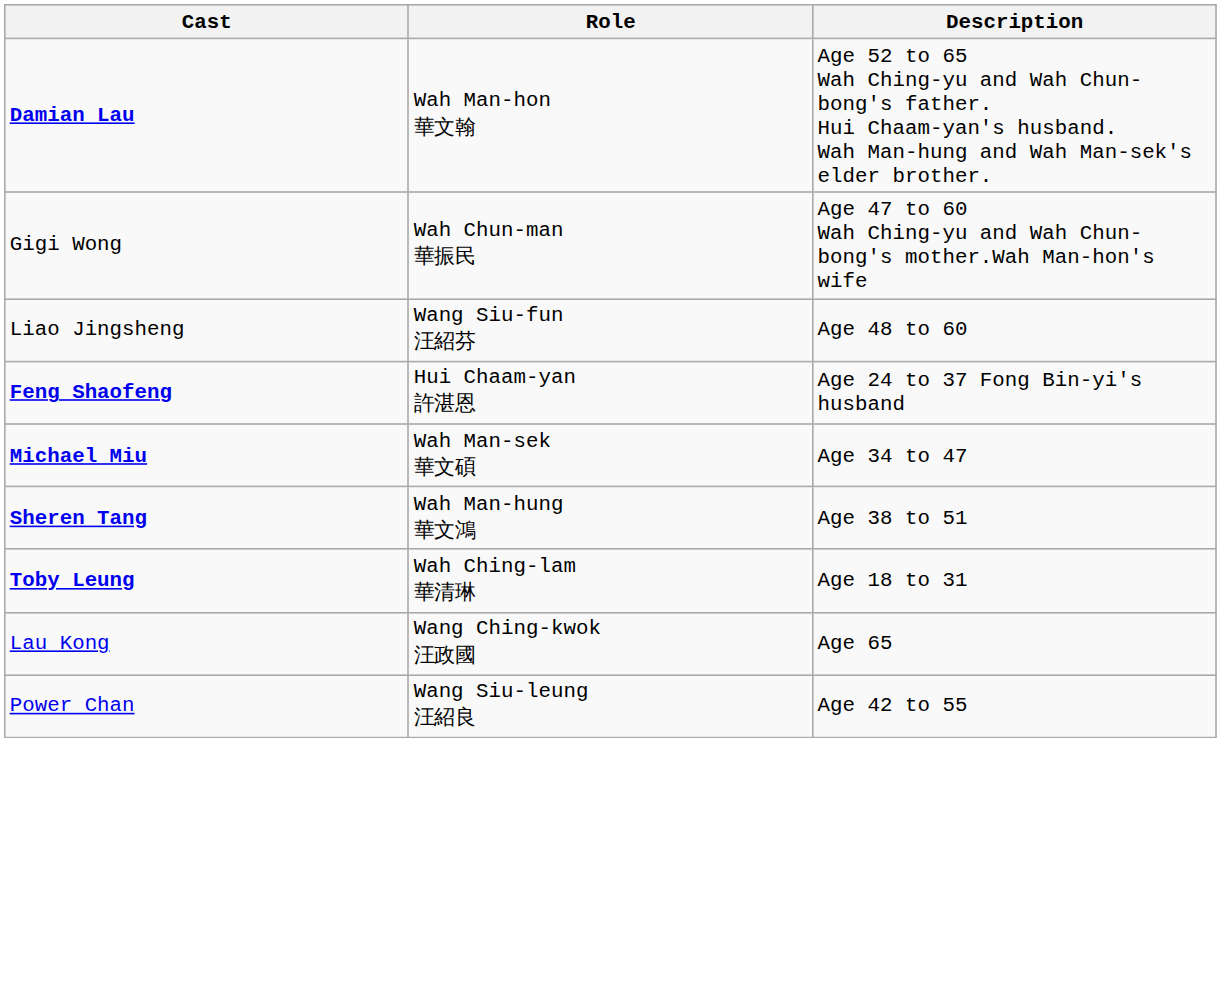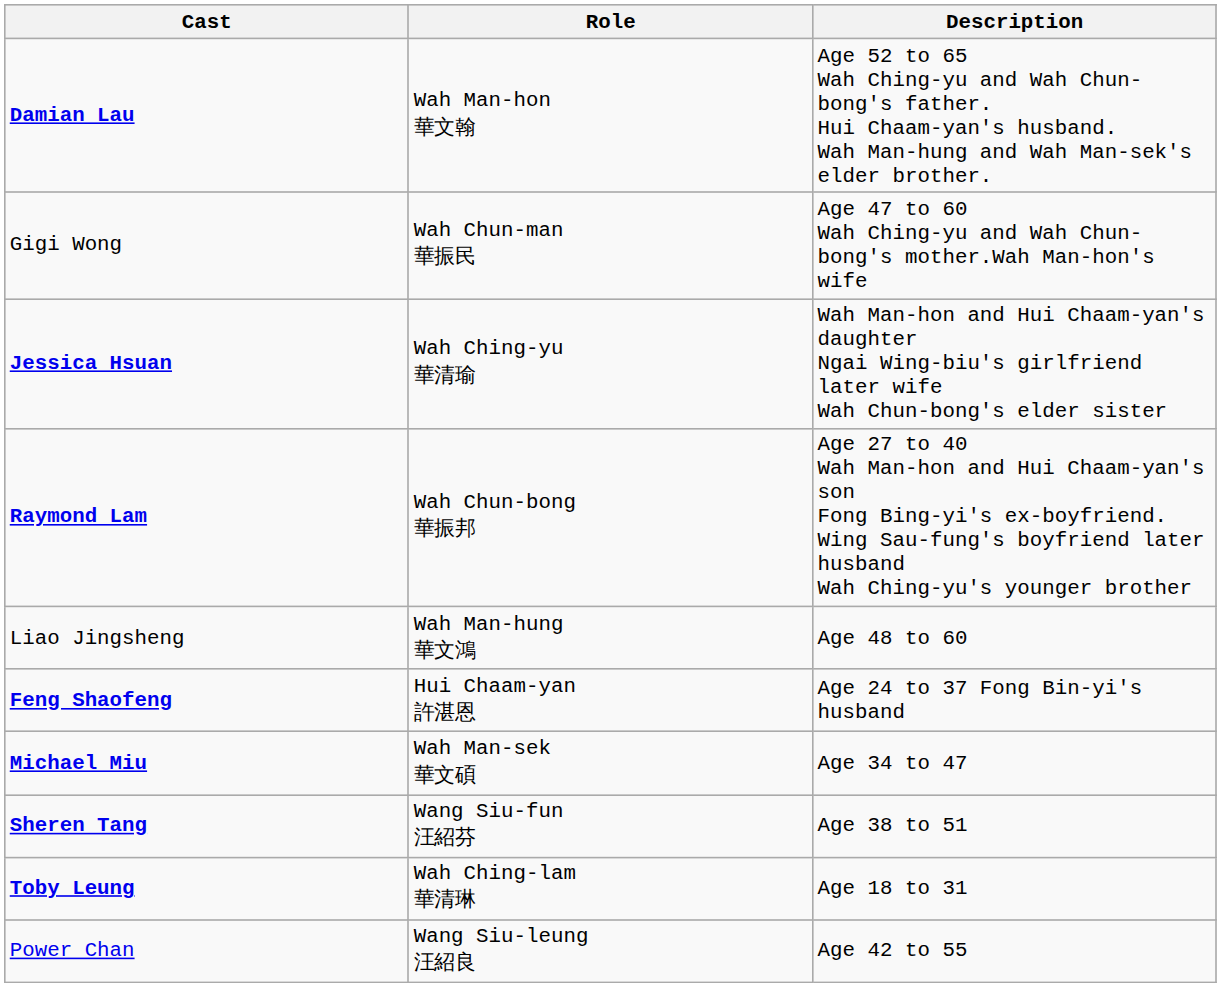+ row: (91, 363)
+ row: (78, 517)
(489, 329) Wang Siu-fun 汪紹芬 -> (489, 637) Wah Man-hung 華文鴻
(489, 517) Wah Man-hung 華文鴻 -> (489, 825) Wang Siu-fun 汪紹芬
- row: (60, 643)
